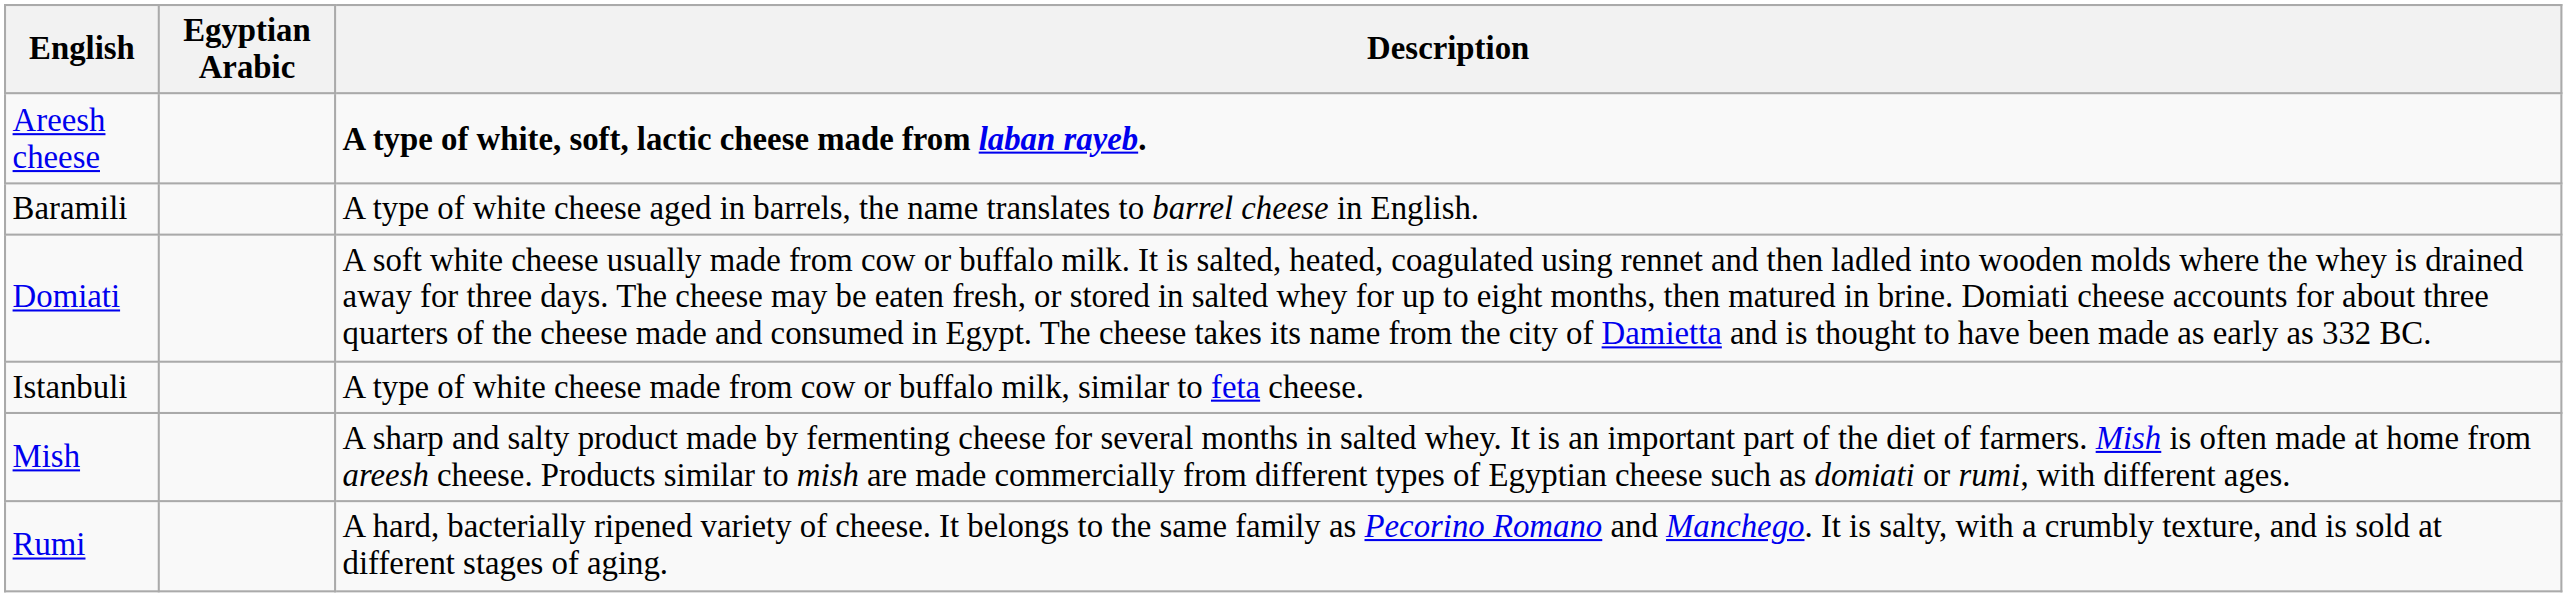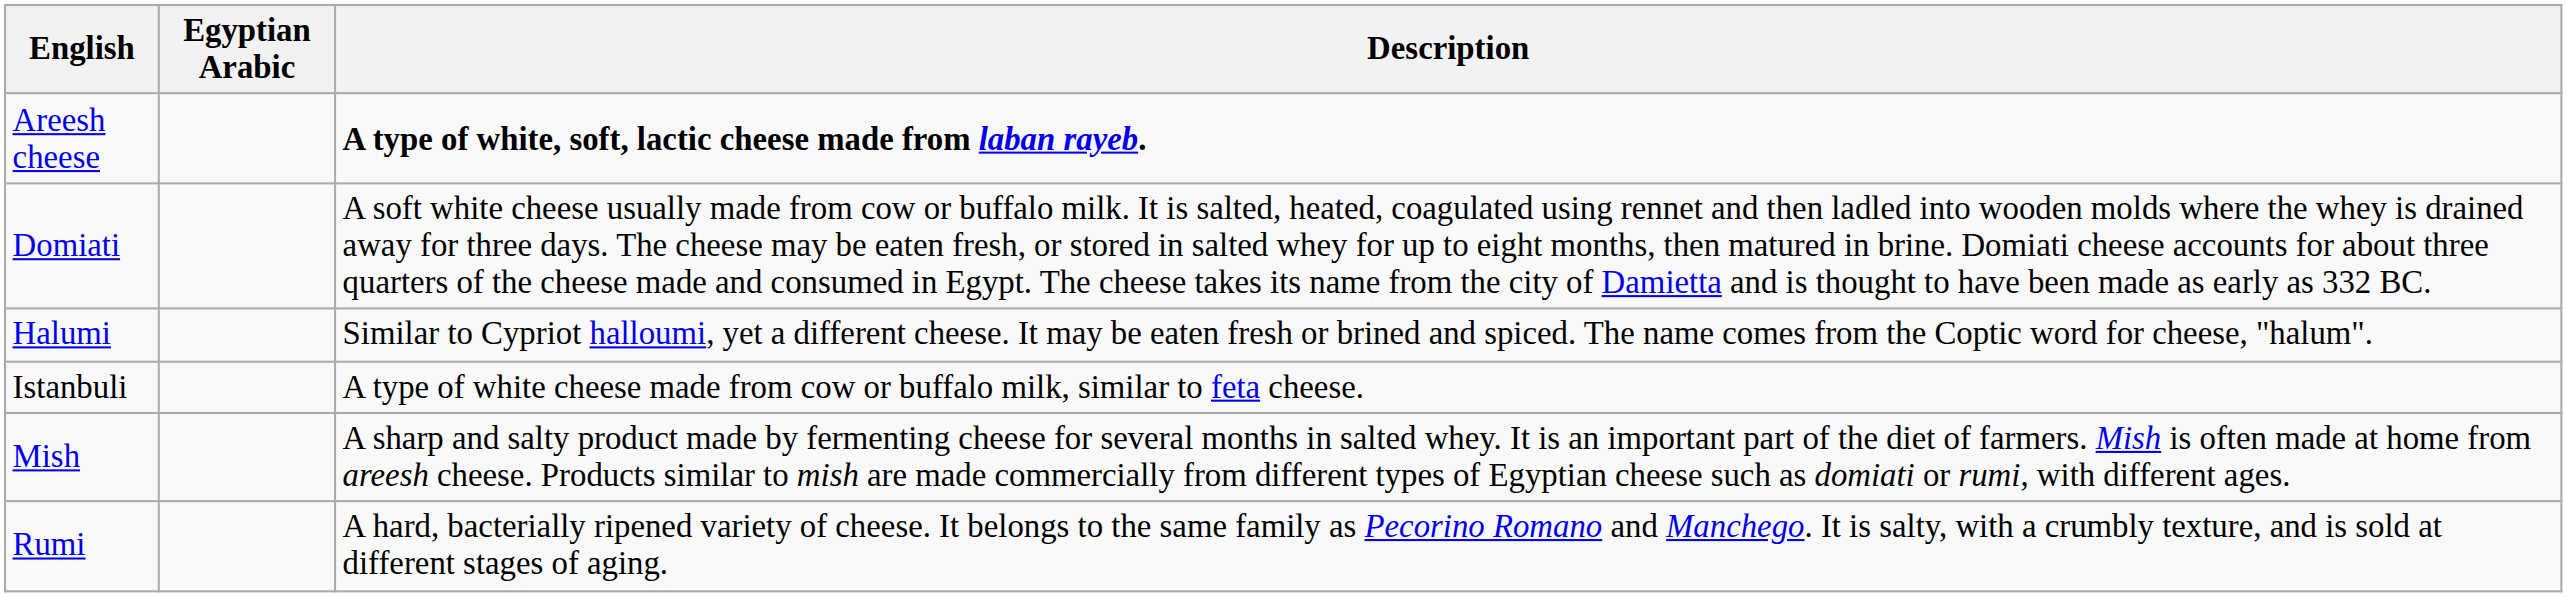- row: (70, 208)
+ row: (62, 334)
